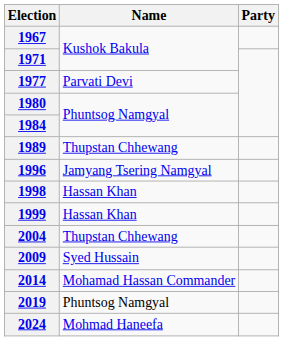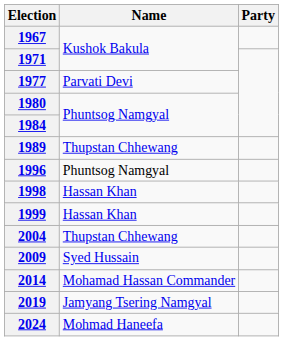(137, 170) Jamyang Tsering Namgyal -> (116, 170) Phuntsog Namgyal
(116, 302) Phuntsog Namgyal -> (137, 302) Jamyang Tsering Namgyal
